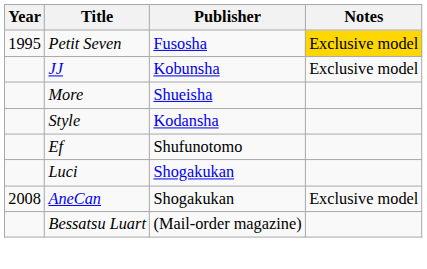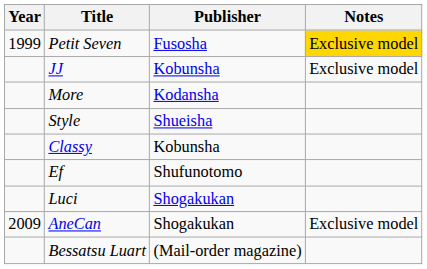(25, 43) 1995 -> (25, 43) 1999
(183, 95) Shueisha -> (186, 95) Kodansha
(186, 120) Kodansha -> (183, 120) Shueisha
+ row: (70, 146)
(25, 198) 2008 -> (25, 224) 2009
